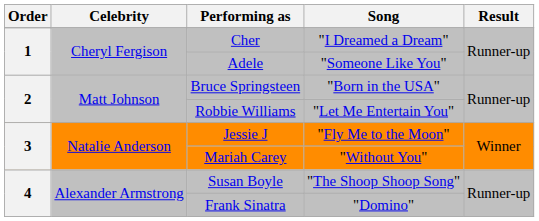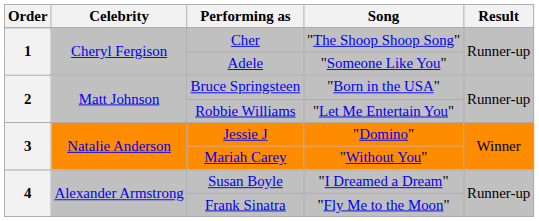(384, 39) "I Dreamed a Dream" -> (384, 39) "The Shoop Shoop Song"
(384, 134) "Fly Me to the Moon" -> (384, 134) "Domino"
(384, 181) "The Shoop Shoop Song" -> (384, 181) "I Dreamed a Dream"
(384, 205) "Domino" -> (384, 205) "Fly Me to the Moon"
